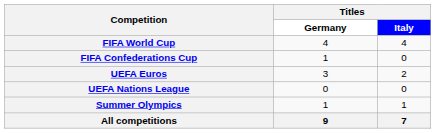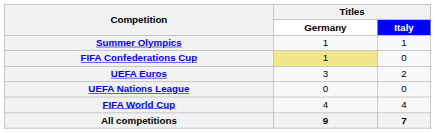rows swapped: (139, 43) <-> (139, 105)
(325, 58) no background -> (325, 58) khaki background
